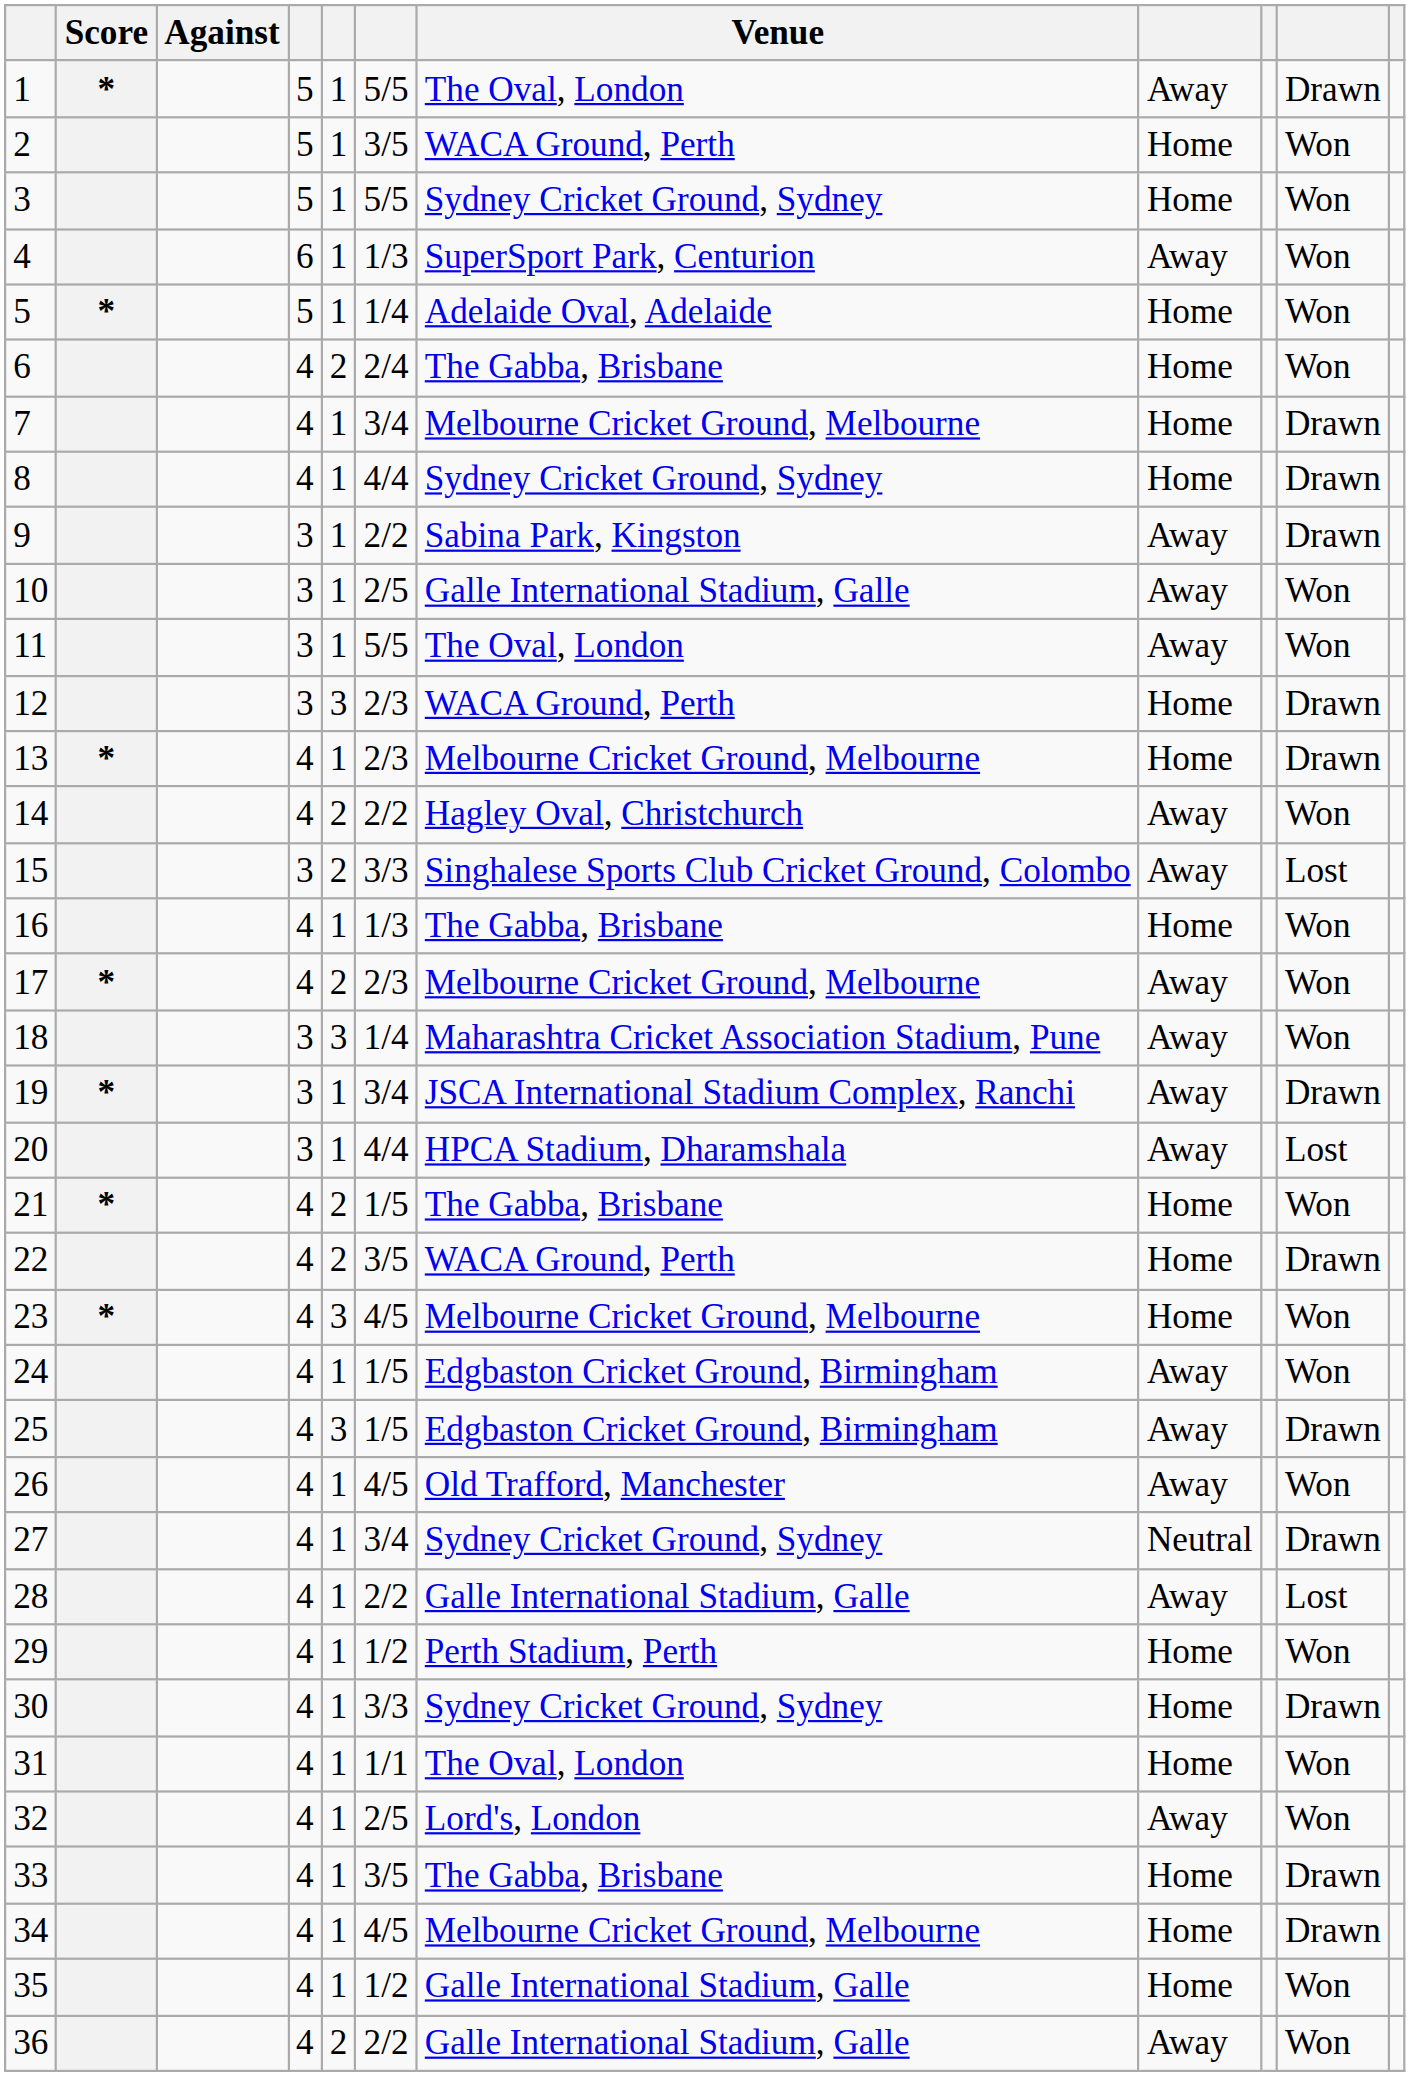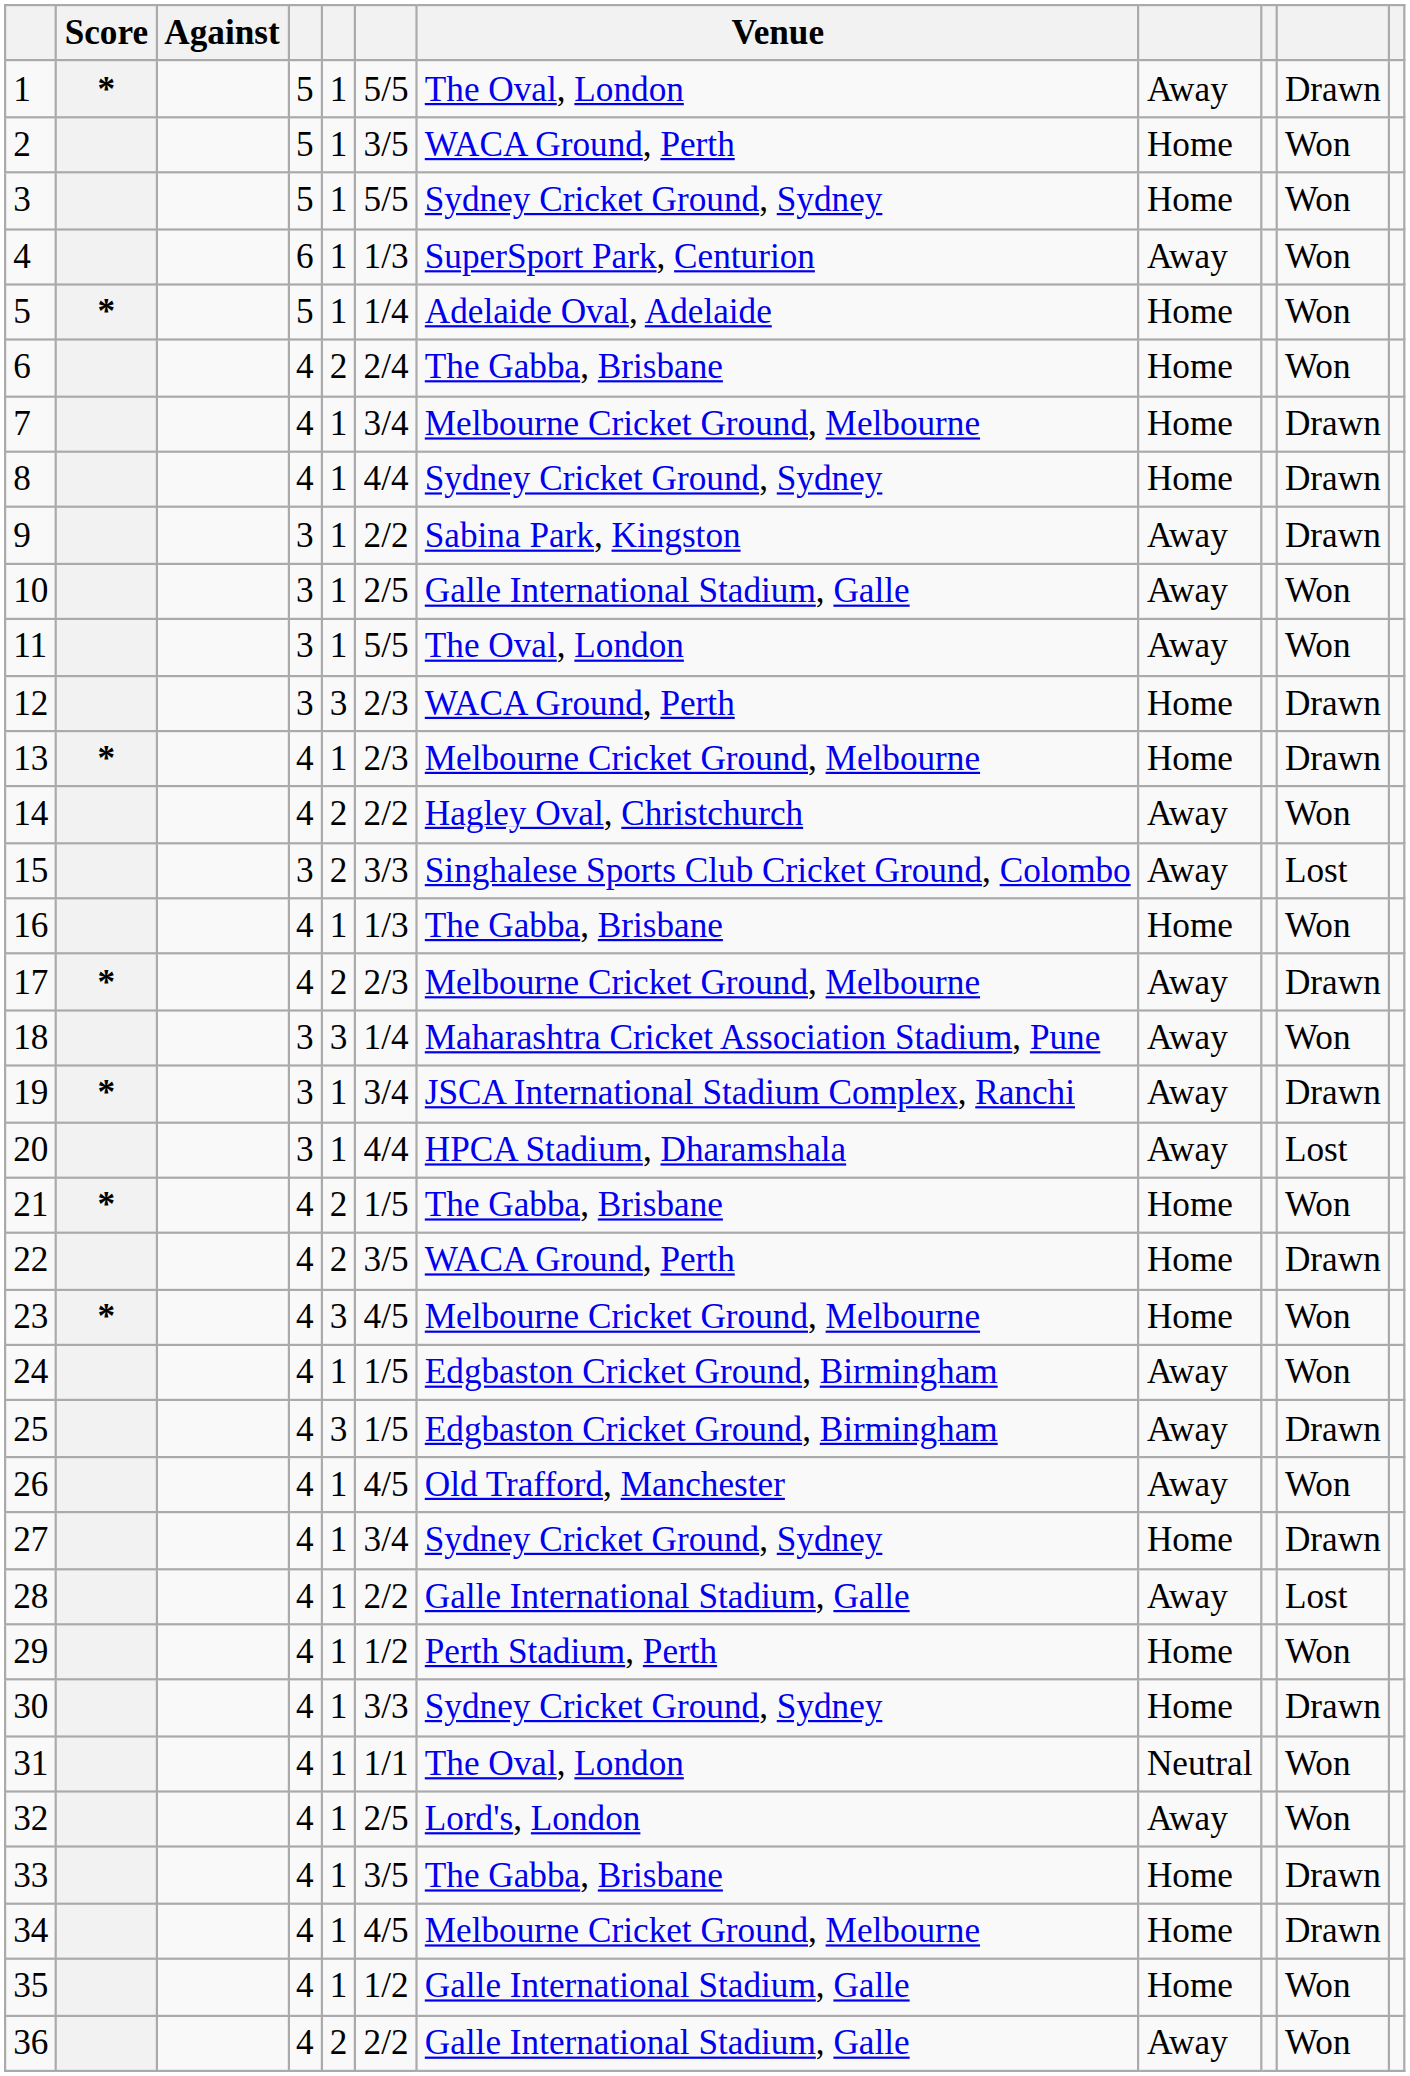(1318, 981) Won -> (1333, 981) Drawn
(1200, 1539) Neutral -> (1190, 1539) Home
(1190, 1762) Home -> (1200, 1762) Neutral
